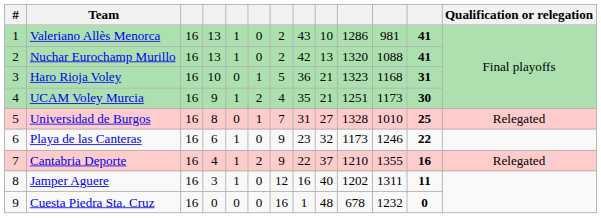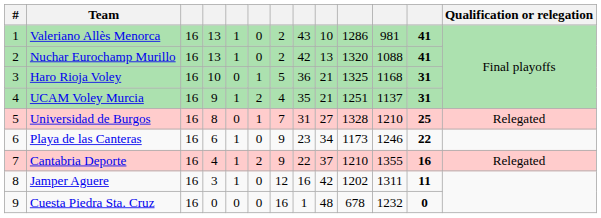(355, 77) 1323 -> (355, 77) 1325
(390, 98) 1173 -> (390, 98) 1137
(425, 98) 30 -> (425, 98) 31
(390, 118) 1010 -> (390, 118) 1210
(326, 139) 32 -> (326, 139) 34
(326, 181) 40 -> (326, 181) 42
